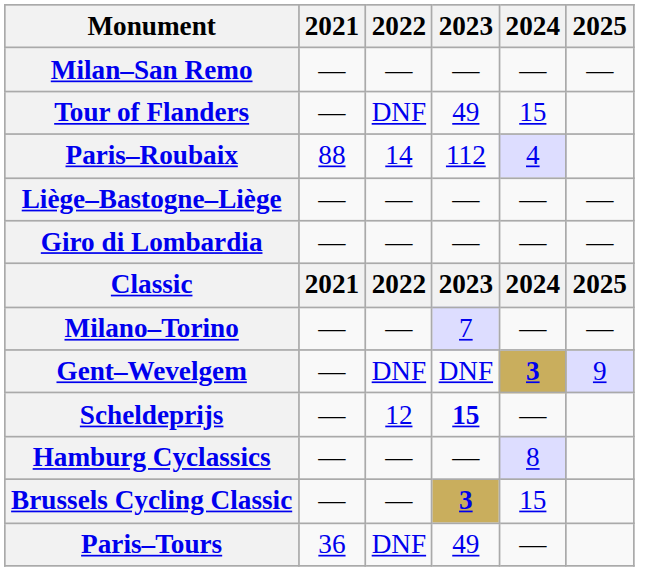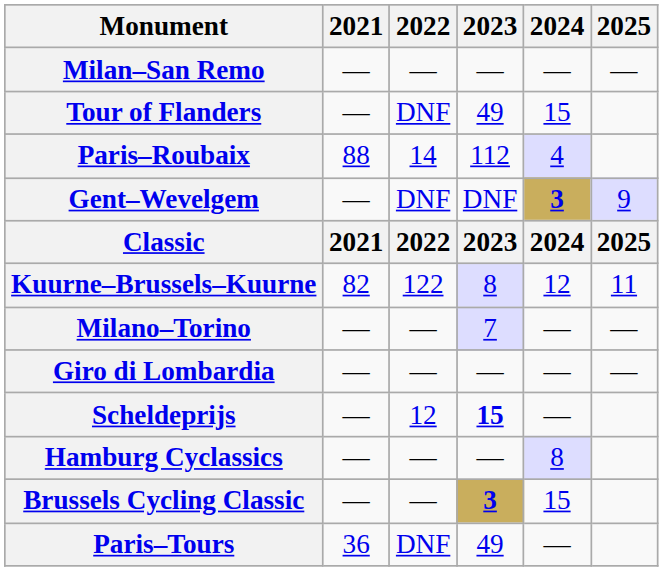- row: (152, 198)
rows swapped: (152, 241) <-> (152, 371)
+ row: (164, 284)
